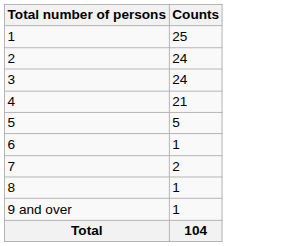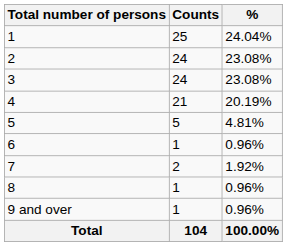+ column: (252, 15)
